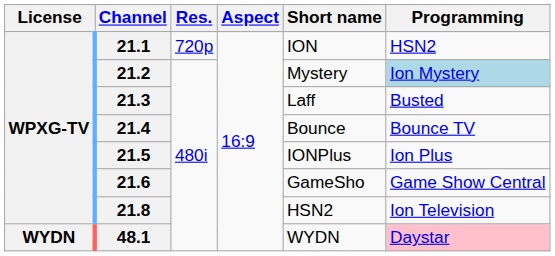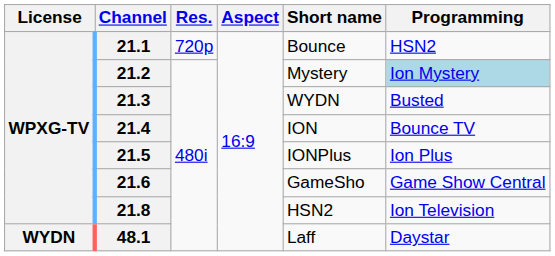(302, 45) ION -> (316, 45) Bounce
(301, 100) Laff -> (313, 100) WYDN
(316, 127) Bounce -> (302, 127) ION
(313, 237) WYDN -> (301, 237) Laff
(420, 237) pink background -> (420, 237) no background
